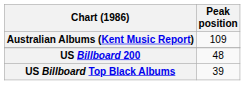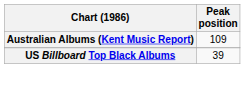- row: (100, 55)
